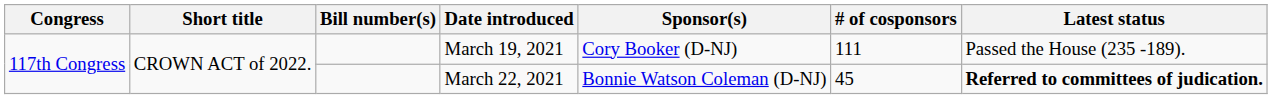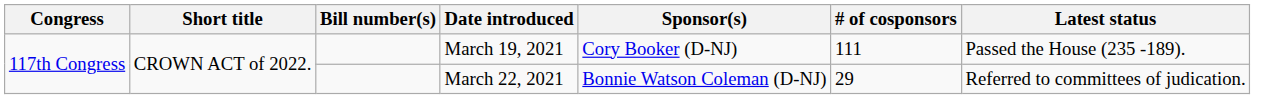(844, 78) 45 -> (844, 78) 29
(1114, 78) bold -> (1105, 78) normal
